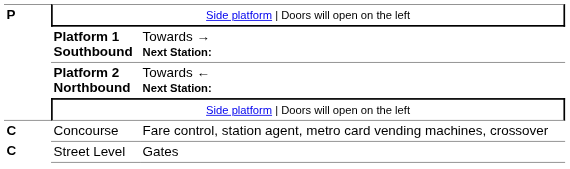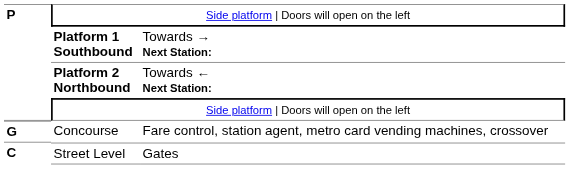(11, 130) C -> (12, 131) G
